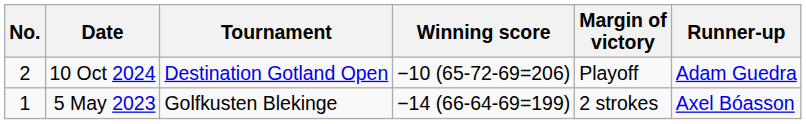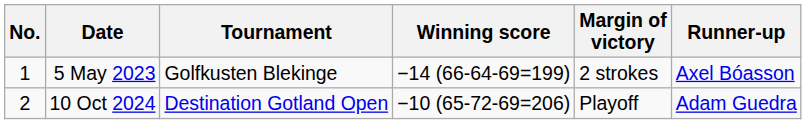rows swapped: (105, 104) <-> (102, 73)
